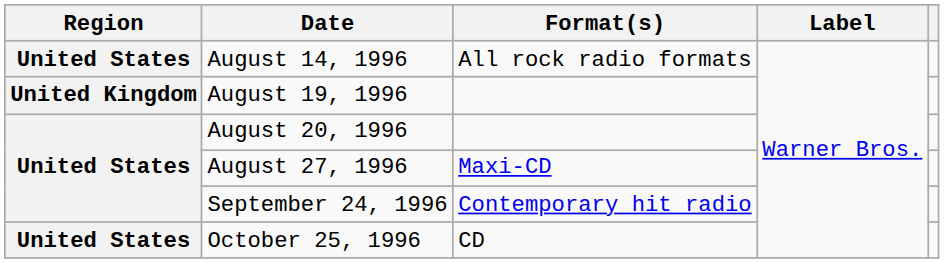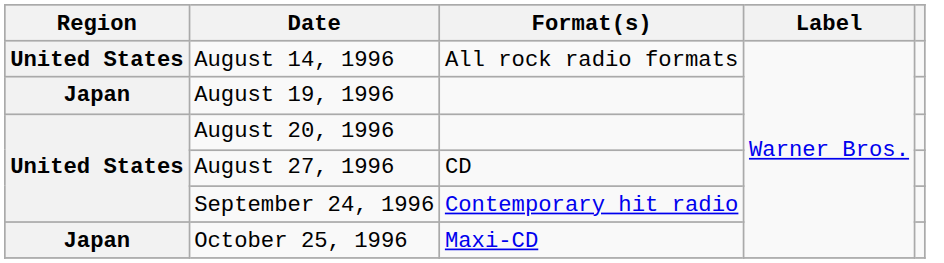(104, 95) United Kingdom -> (97, 95) Japan
(505, 168) Maxi-CD -> (458, 168) CD
(104, 240) United States -> (97, 240) Japan
(472, 240) CD -> (492, 240) Maxi-CD
